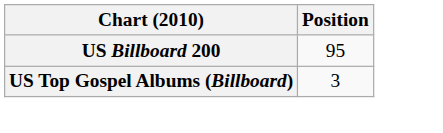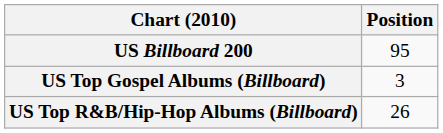+ row: (183, 111)
